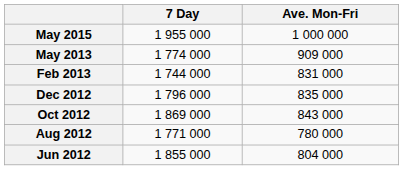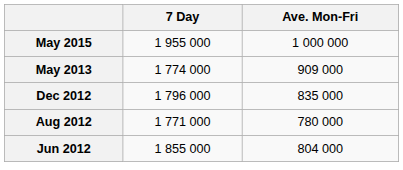- row: (64, 74)
- row: (64, 114)
